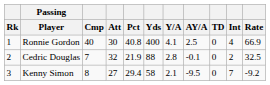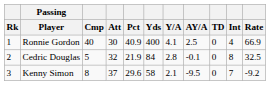(133, 42) 40.8 -> (133, 42) 40.9
(87, 58) 7 -> (87, 58) 5
(150, 58) 88 -> (150, 58) 84
(231, 58) 2 -> (231, 58) 8
(113, 73) 27 -> (113, 73) 37
(133, 73) 29.4 -> (133, 73) 29.6
